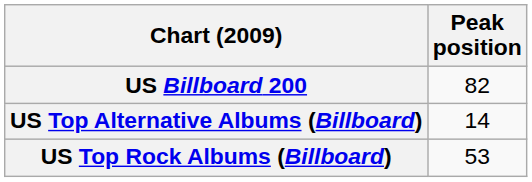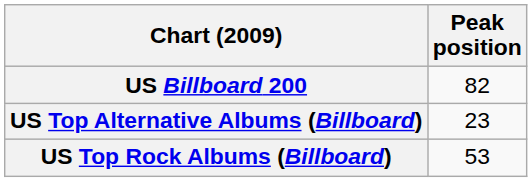(477, 120) 14 -> (477, 120) 23
